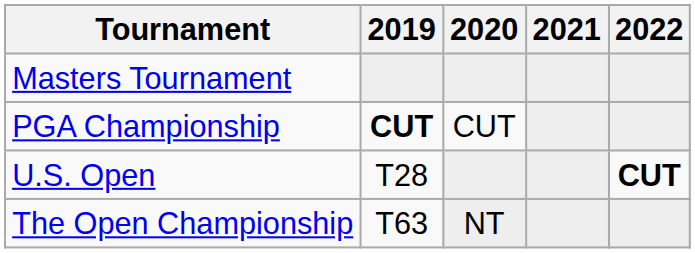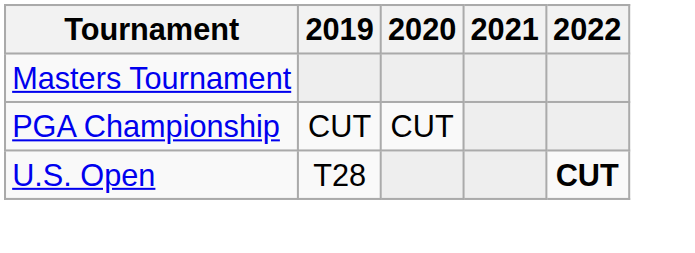(402, 127) bold -> (340, 127) normal
- row: (183, 224)
